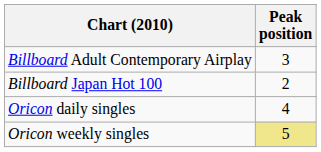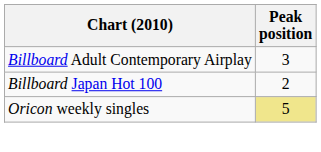- row: (72, 109)
